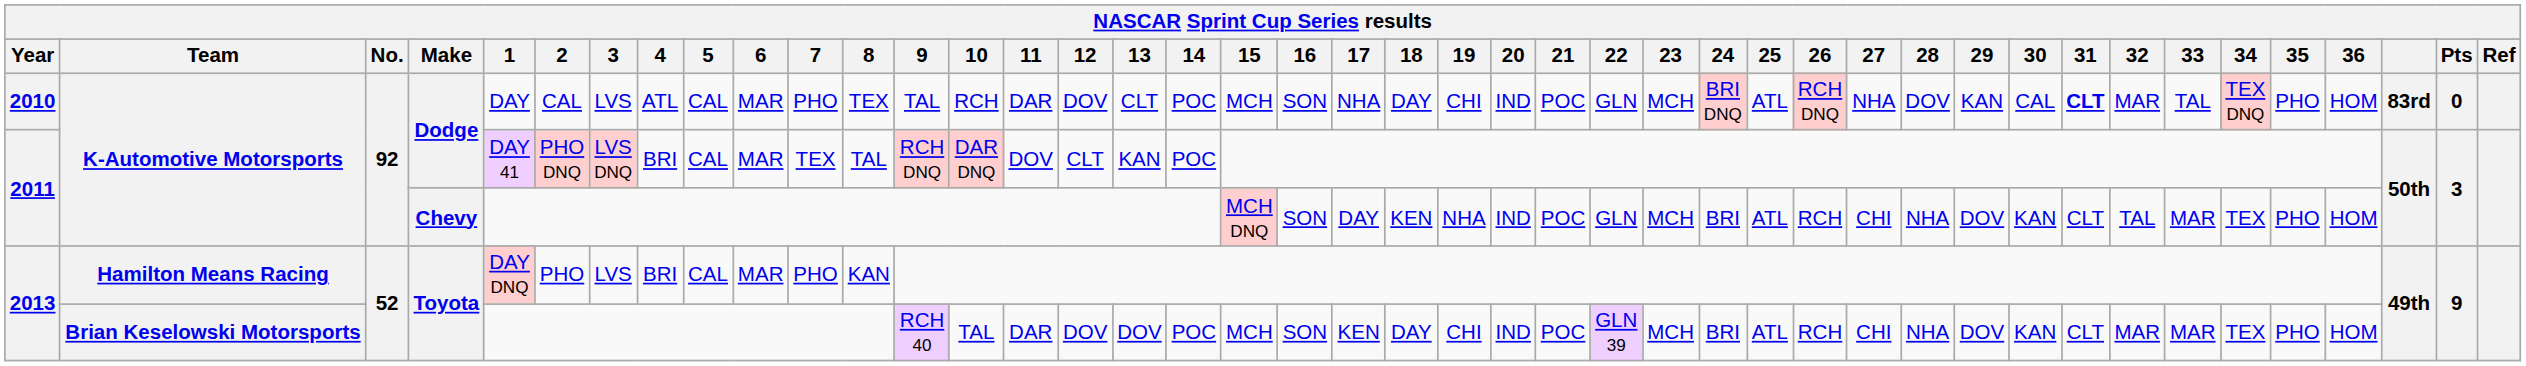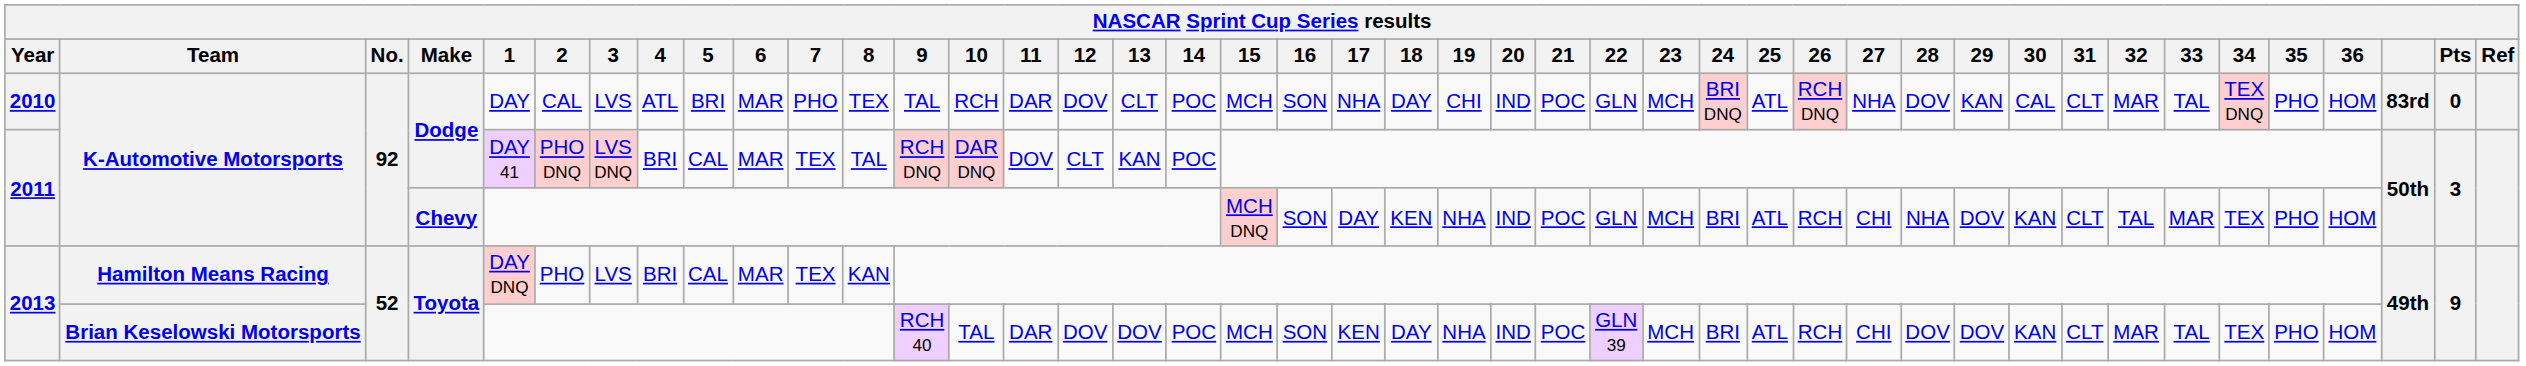(708, 101) CAL -> (708, 101) BRI
(2085, 101) bold -> (2085, 101) normal
(816, 275) PHO -> (816, 275) TEX
(1464, 332) CHI -> (1464, 332) NHA
(1928, 332) NHA -> (1928, 332) DOV
(2193, 332) MAR -> (2192, 332) TAL
